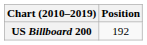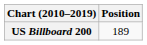(121, 31) 192 -> (121, 31) 189
